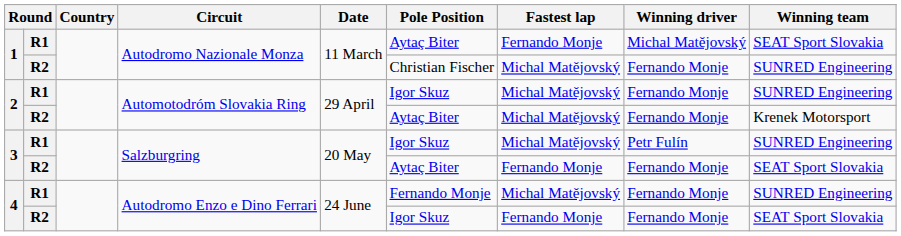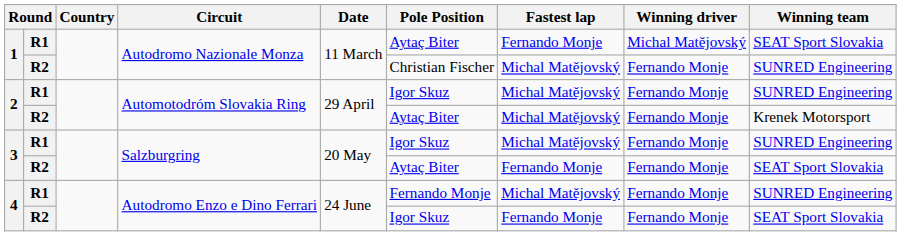(658, 142) Petr Fulín -> (678, 142) Fernando Monje
